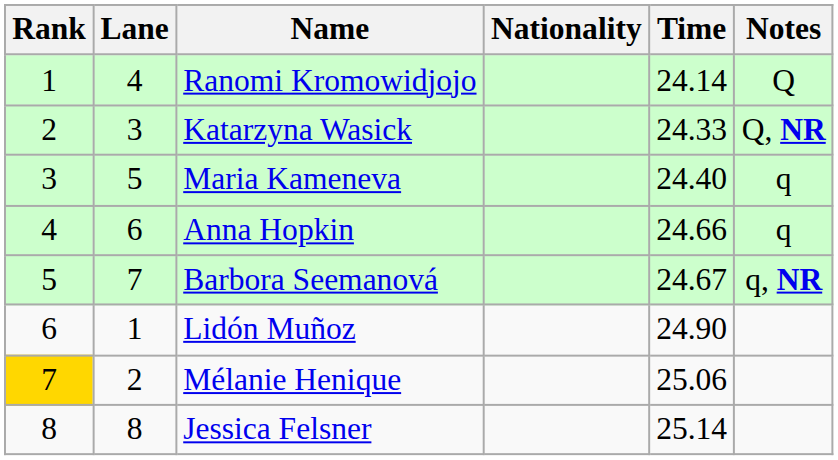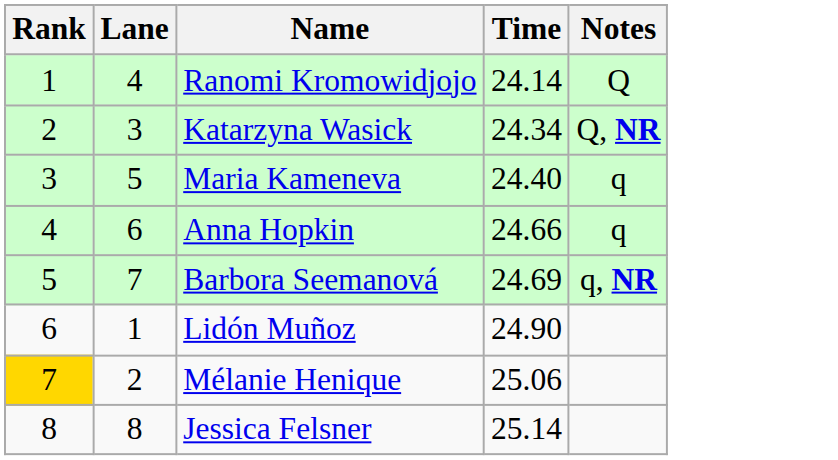- column: (566, 29)
(692, 129) 24.33 -> (527, 129) 24.34
(692, 279) 24.67 -> (527, 279) 24.69
